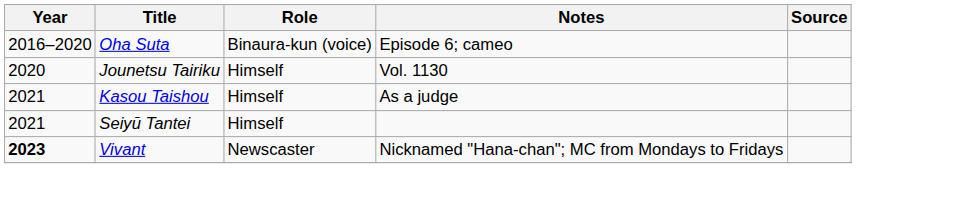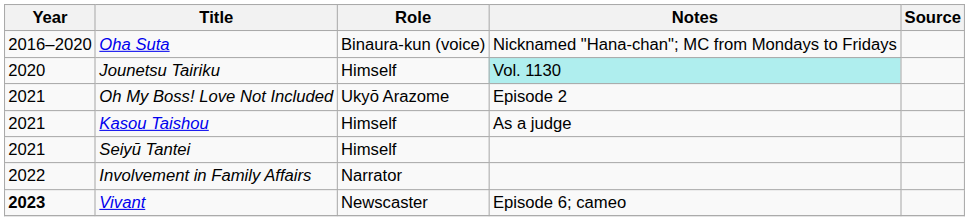(446, 44) Episode 6; cameo -> (695, 44) Nicknamed "Hana-chan"; MC from Mondays to Fridays
(414, 70) no background -> (527, 70) paleturquoise background
+ row: (216, 96)
+ row: (205, 176)
(581, 149) Nicknamed "Hana-chan"; MC from Mondays to Fridays -> (560, 202) Episode 6; cameo
